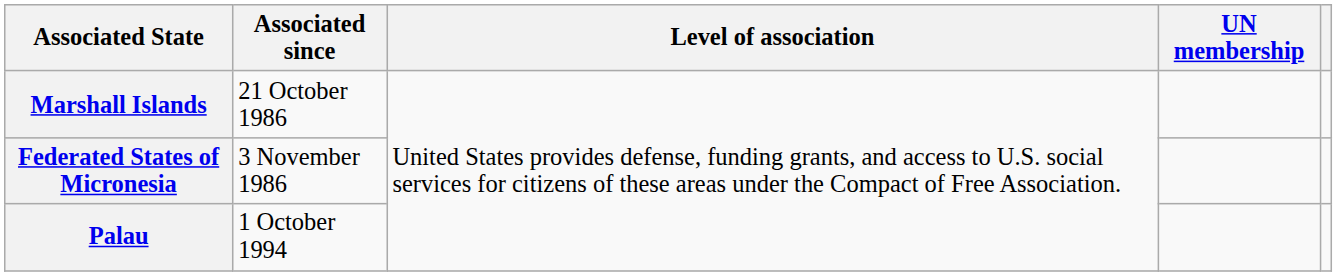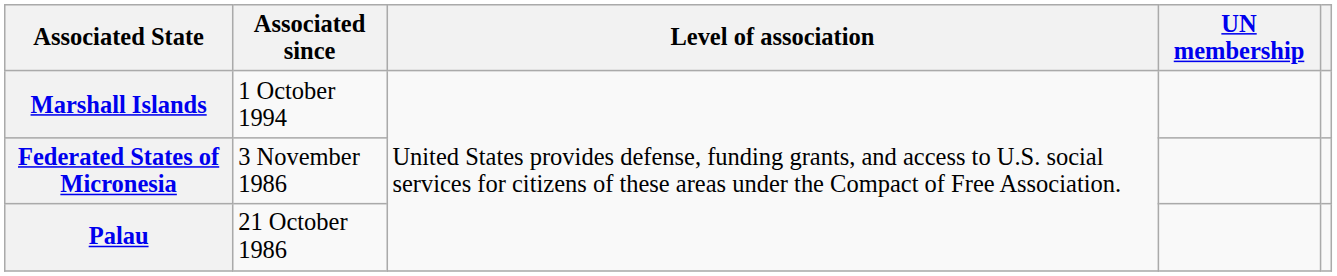(293, 104) 21 October 1986 -> (287, 104) 1 October 1994
(287, 236) 1 October 1994 -> (293, 236) 21 October 1986
